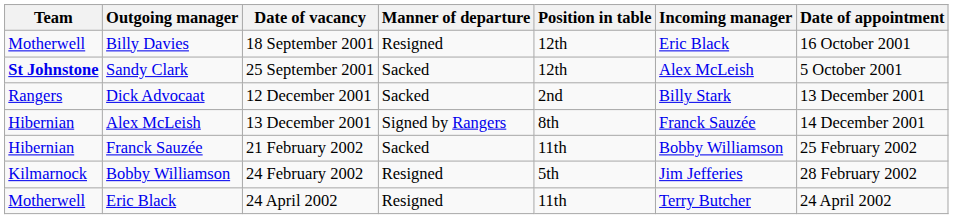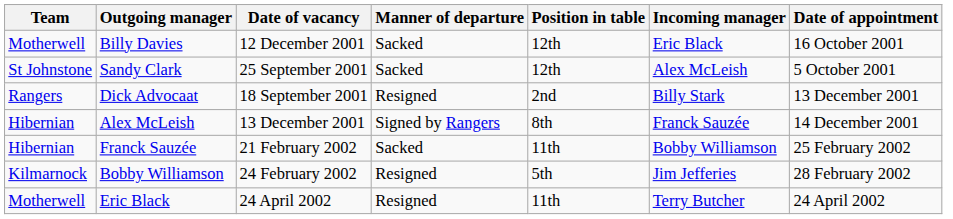(310, 43) 18 September 2001 -> (302, 43) 12 December 2001
(412, 43) Resigned -> (399, 43) Sacked
(53, 69) bold -> (50, 69) normal
(309, 95) 12 December 2001 -> (304, 95) 18 September 2001
(406, 95) Sacked -> (406, 95) Resigned
